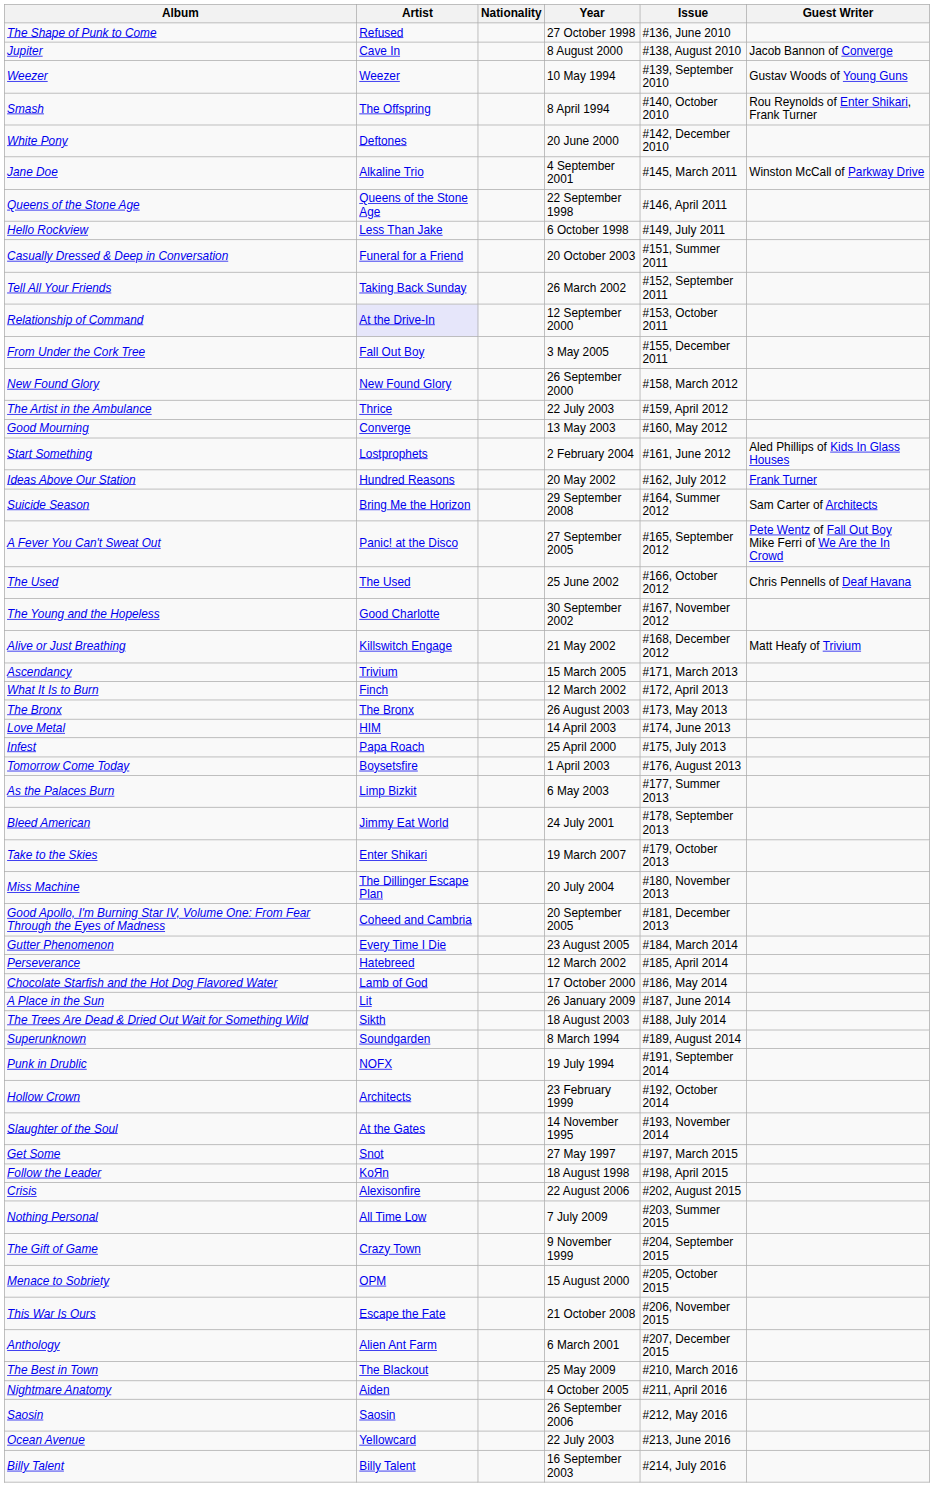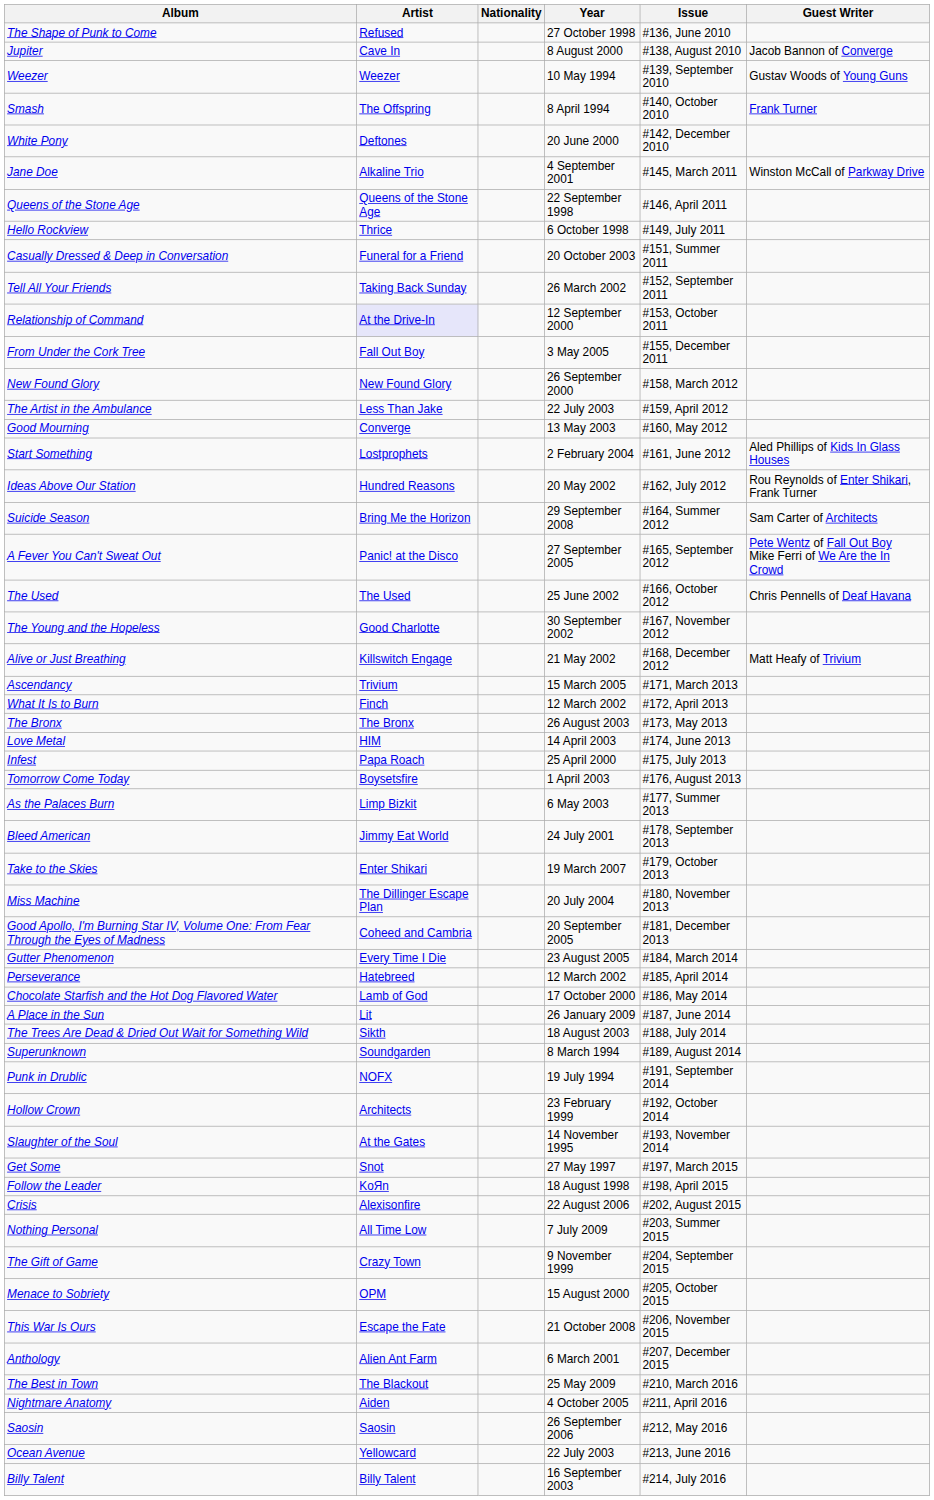(830, 108) Rou Reynolds of Enter Shikari, Frank Turner -> (783, 108) Frank Turner
(401, 230) Less Than Jake -> (376, 230) Thrice
(376, 409) Thrice -> (401, 409) Less Than Jake
(783, 479) Frank Turner -> (830, 486) Rou Reynolds of Enter Shikari, Frank Turner
